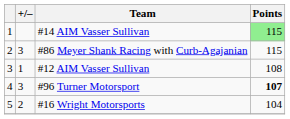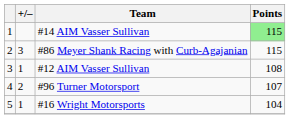(20, 87) 3 -> (20, 87) 2
(274, 87) bold -> (274, 87) normal
(20, 105) 2 -> (20, 105) 1
